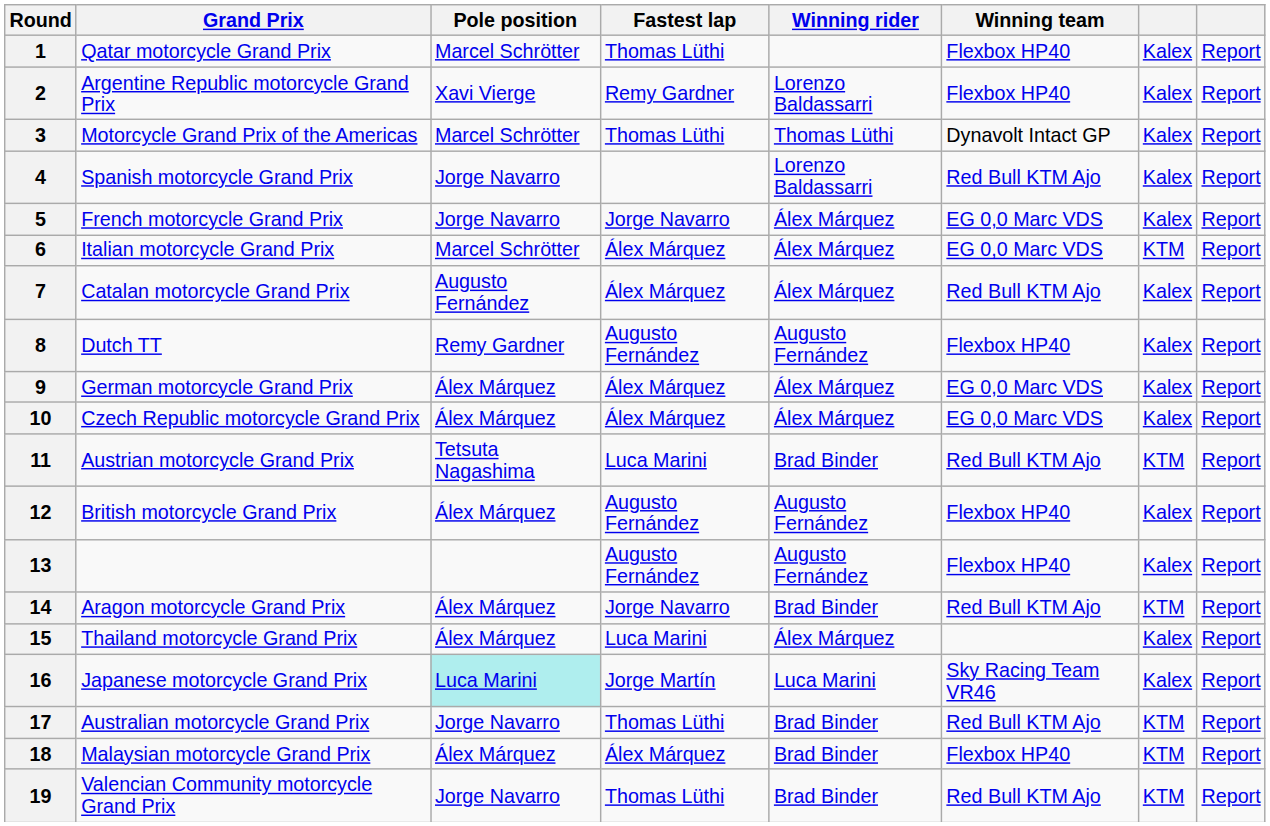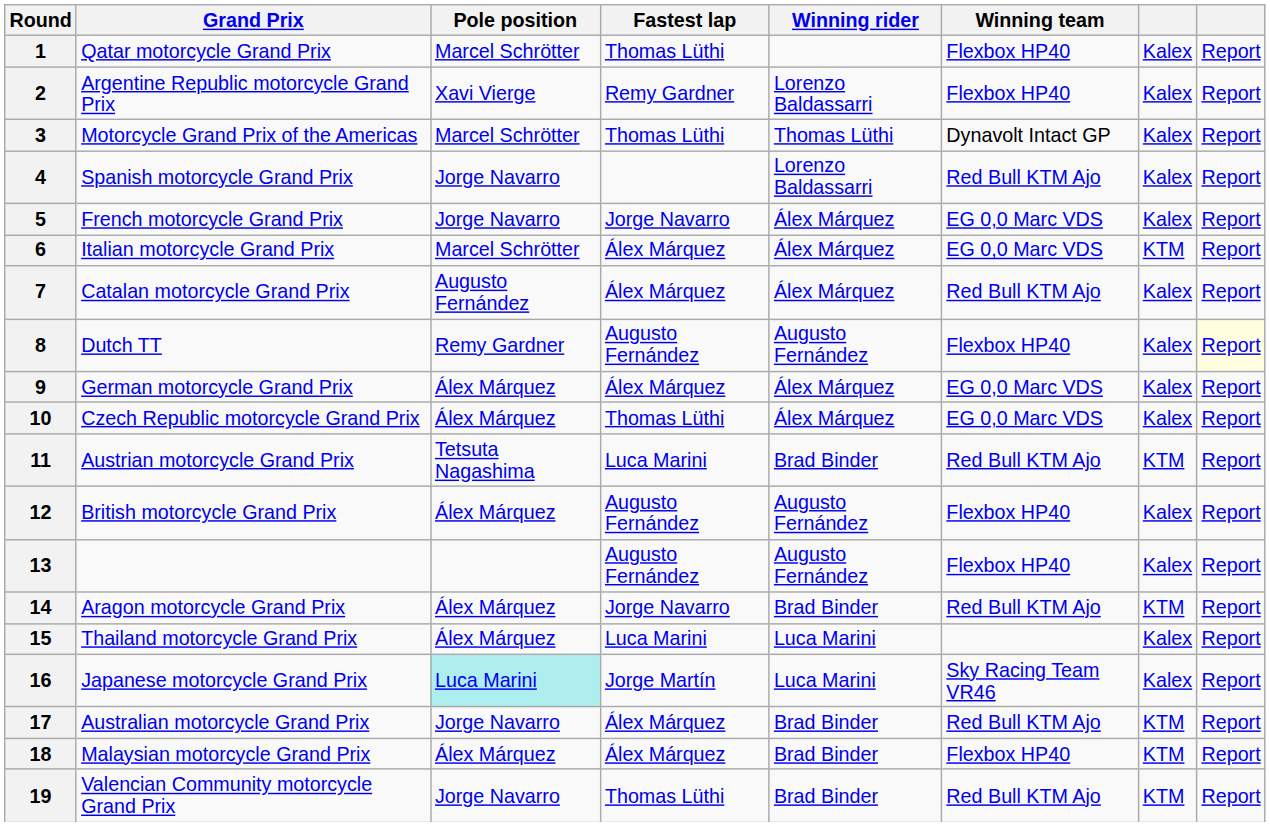(1231, 345) no background -> (1231, 345) lightyellow background
(665, 418) Álex Márquez -> (665, 418) Thomas Lüthi
(834, 638) Álex Márquez -> (825, 638) Luca Marini
(665, 722) Thomas Lüthi -> (665, 722) Álex Márquez
